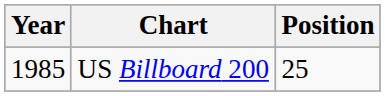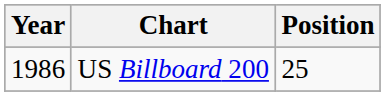(38, 68) 1985 -> (38, 68) 1986
